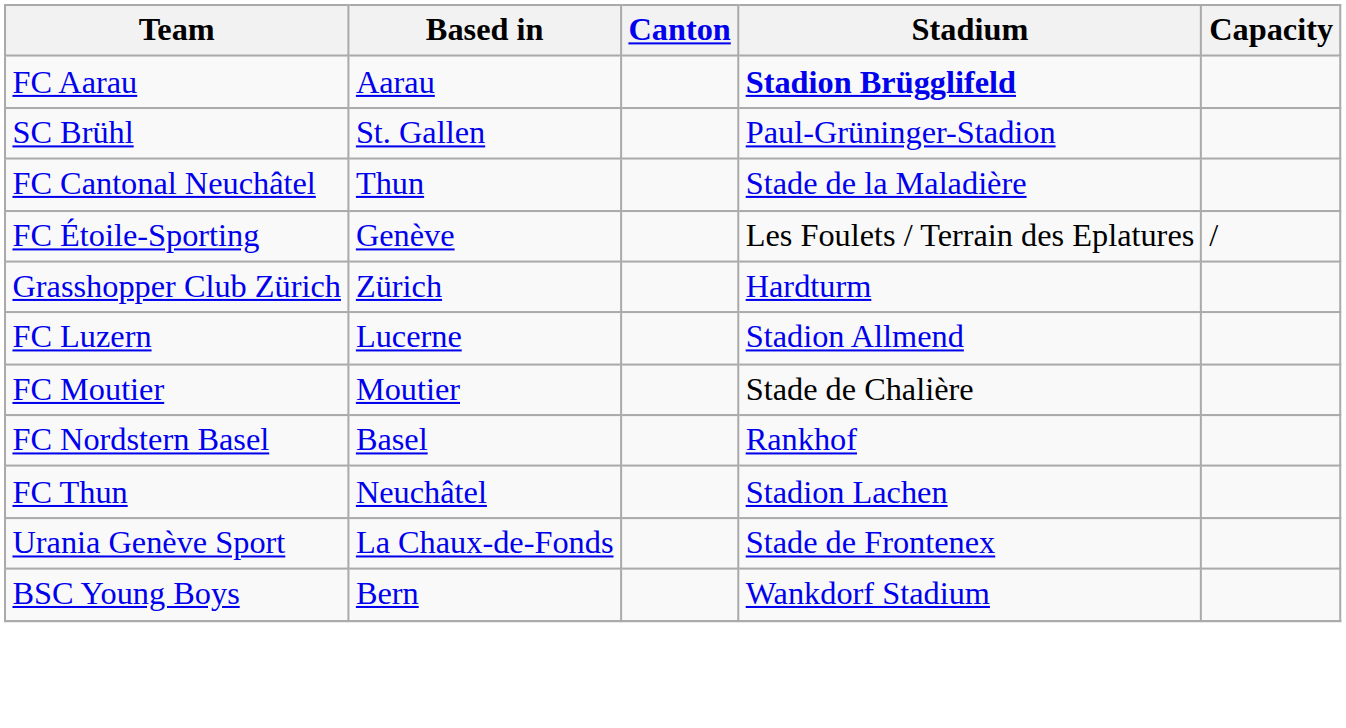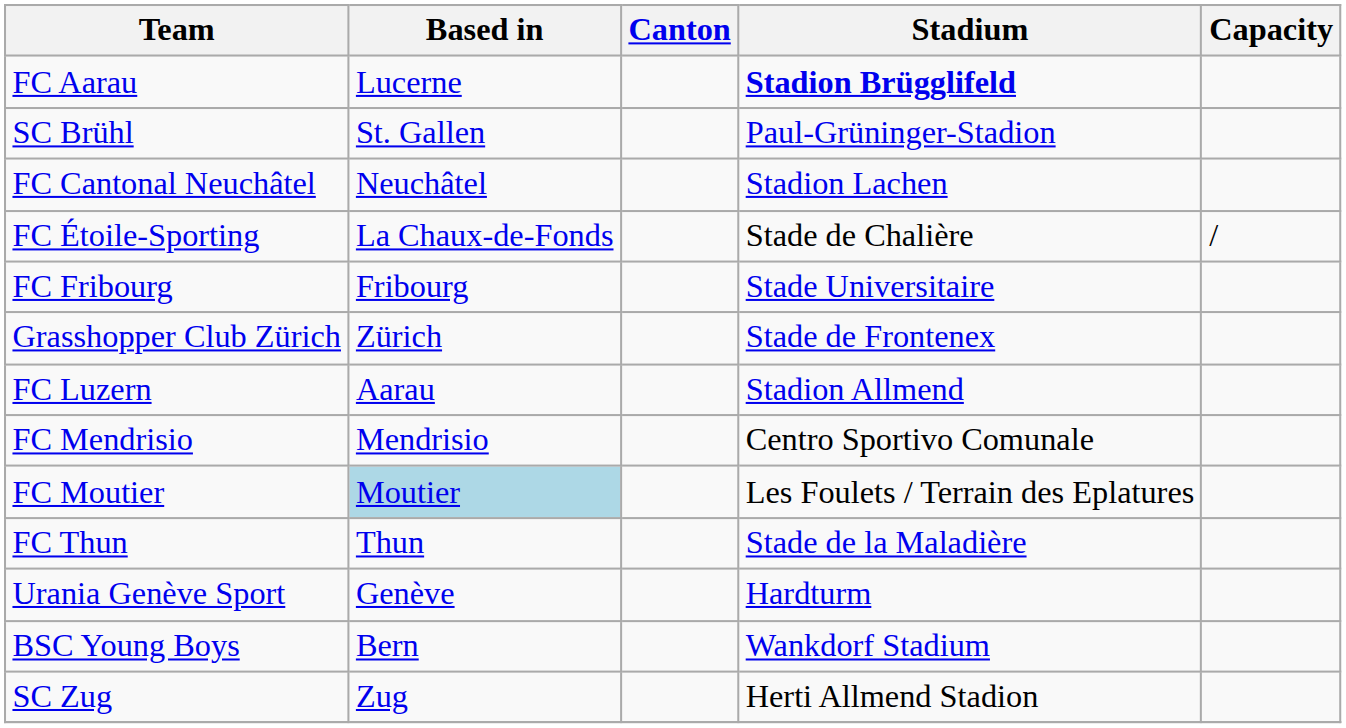(395, 81) Aarau -> (409, 81) Lucerne
(390, 183) Thun -> (421, 183) Neuchâtel
(886, 183) Stade de la Maladière -> (847, 183) Stadion Lachen
(405, 235) Genève -> (485, 235) La Chaux-de-Fonds
(970, 235) Les Foulets / Terrain des Eplatures -> (860, 235) Stade de Chalière
+ row: (93, 286)
(809, 286) Hardturm -> (870, 337) Stade de Frontenex
(409, 337) Lucerne -> (395, 388) Aarau
+ row: (103, 440)
(408, 388) no background -> (408, 491) lightblue background
(860, 388) Stade de Chalière -> (970, 491) Les Foulets / Terrain des Eplatures
- row: (141, 440)
(421, 491) Neuchâtel -> (390, 542) Thun
(847, 491) Stadion Lachen -> (886, 542) Stade de la Maladière
(485, 542) La Chaux-de-Fonds -> (405, 593) Genève
(870, 542) Stade de Frontenex -> (809, 593) Hardturm
+ row: (62, 696)
